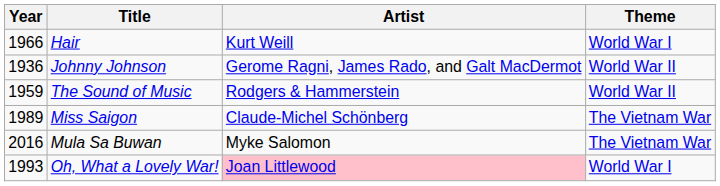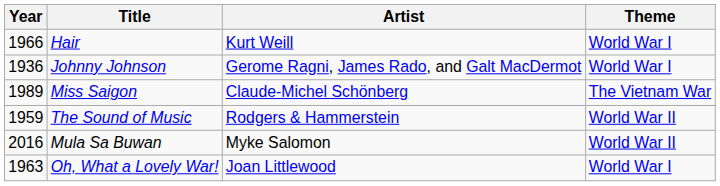(632, 67) World War II -> (630, 67) World War I
rows swapped: (121, 92) <-> (94, 117)
(650, 142) The Vietnam War -> (632, 142) World War II
(26, 167) 1993 -> (26, 167) 1963
(281, 167) pink background -> (281, 167) no background
